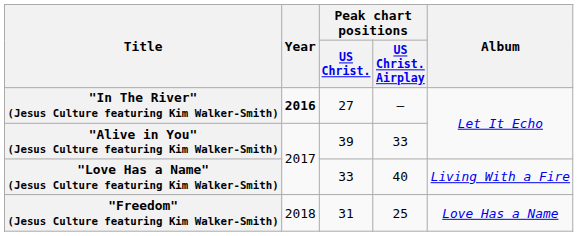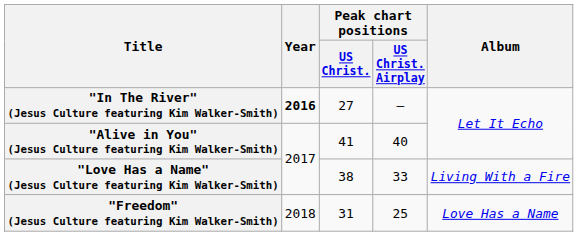(346, 141) 39 -> (346, 141) 41
(400, 141) 33 -> (400, 141) 40
(346, 177) 33 -> (346, 177) 38
(400, 177) 40 -> (400, 177) 33
